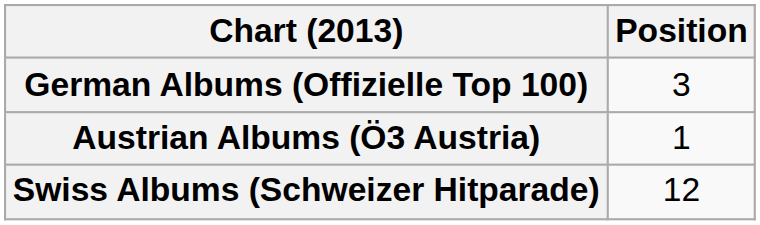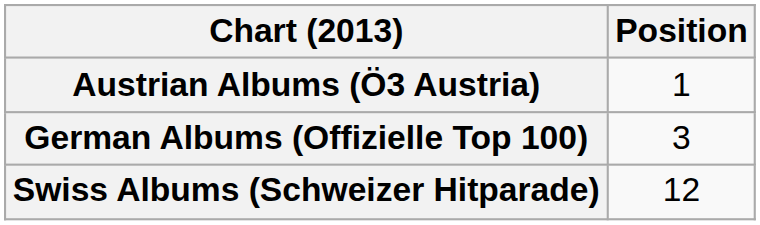rows swapped: (306, 137) <-> (306, 84)
